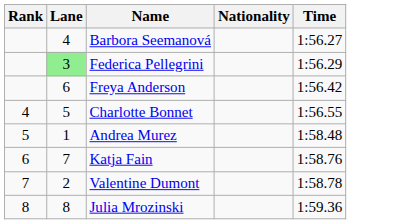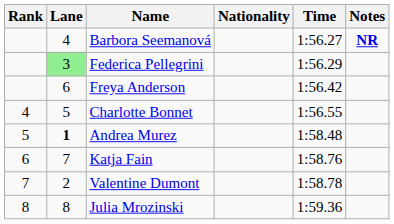+ column: (367, 16)
(66, 135) normal -> (66, 135) bold
